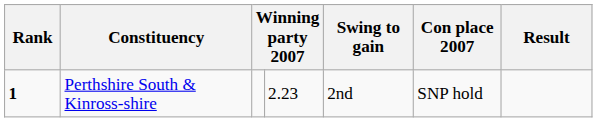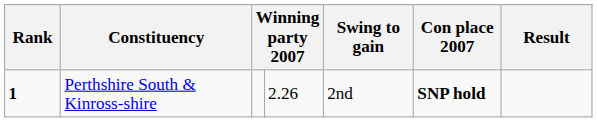(283, 93) 2.23 -> (283, 93) 2.26
(450, 93) normal -> (451, 93) bold
